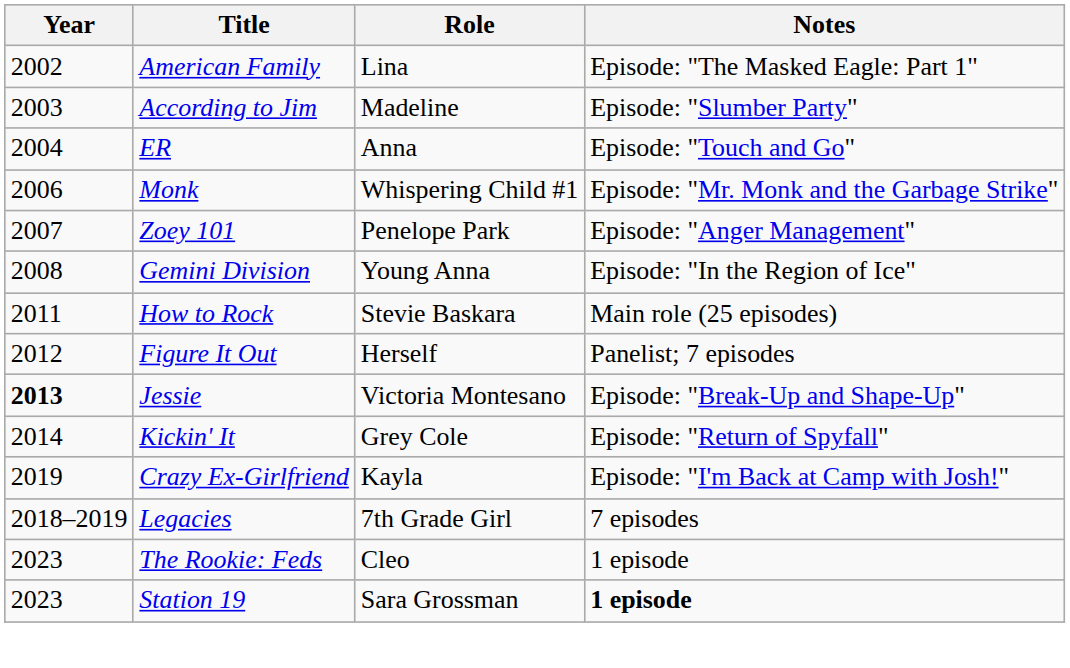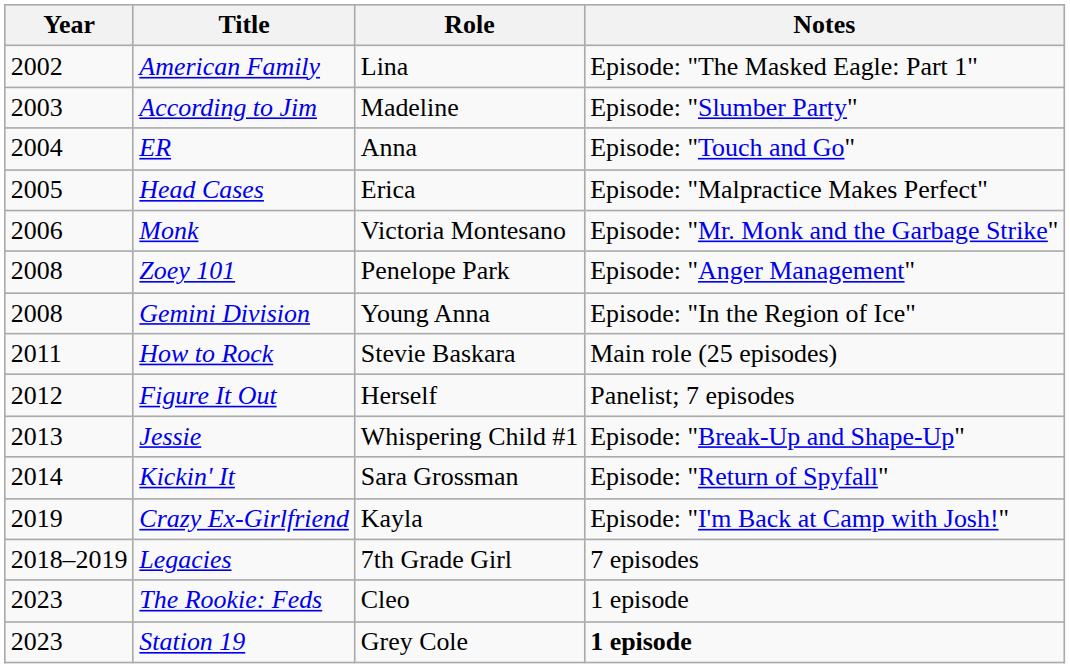+ row: (202, 189)
(470, 189) Whispering Child #1 -> (463, 230) Victoria Montesano
(37, 230) 2007 -> (37, 271) 2008
(37, 395) bold -> (37, 436) normal
(463, 395) Victoria Montesano -> (470, 436) Whispering Child #1
(414, 436) Grey Cole -> (440, 477) Sara Grossman
(440, 600) Sara Grossman -> (414, 641) Grey Cole
